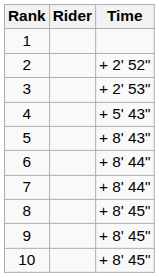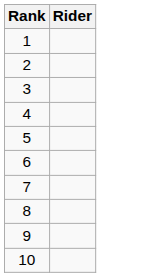- column: (125, 16)
